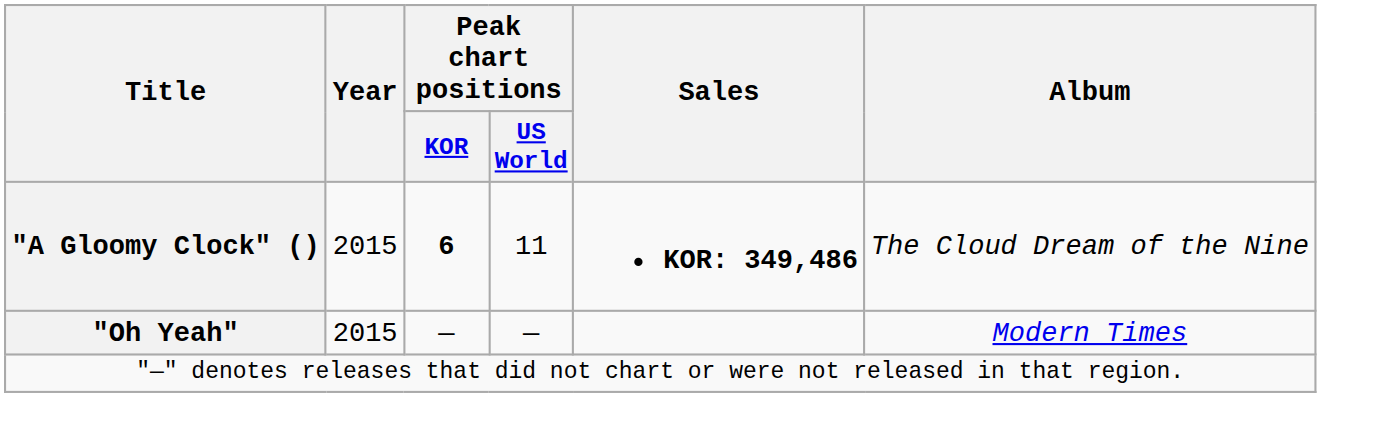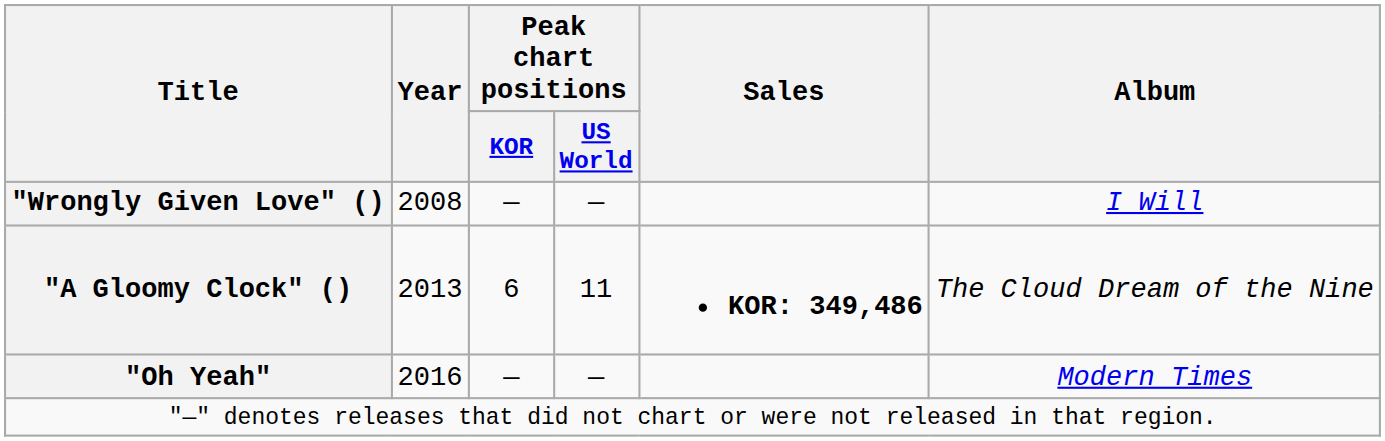+ row: (198, 204)
(365, 246) 2015 -> (430, 290) 2013
(446, 246) bold -> (511, 290) normal
(365, 333) 2015 -> (430, 377) 2016
